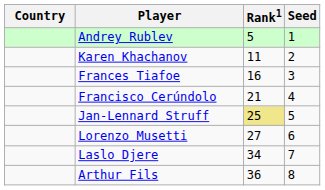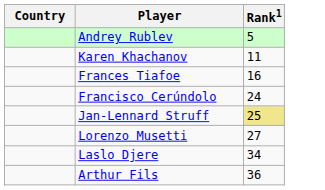- column: (302, 16)
(254, 96) 21 -> (254, 96) 24
